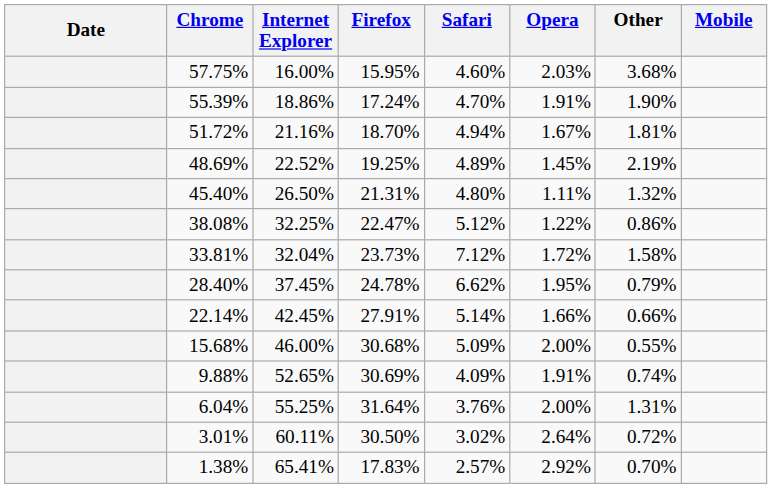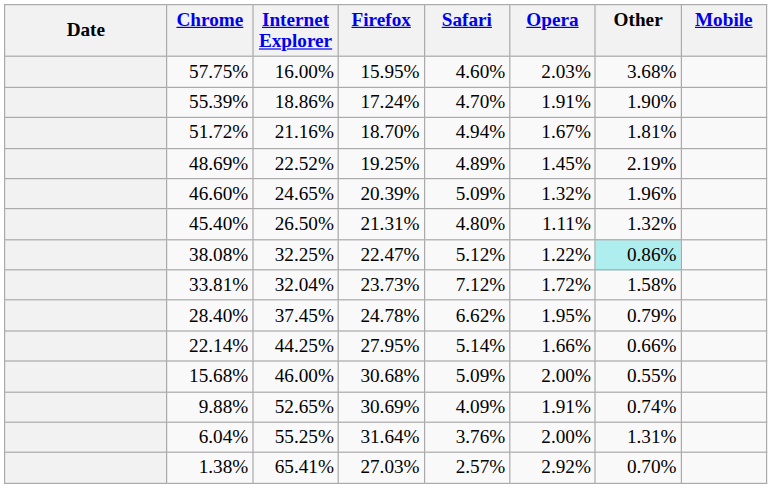+ row: (219, 193)
(652, 224) no background -> (652, 254) paleturquoise background
(304, 315) 42.45% -> (304, 345) 44.25%
(390, 315) 27.91% -> (390, 345) 27.95%
- row: (223, 437)
(390, 467) 17.83% -> (390, 467) 27.03%
